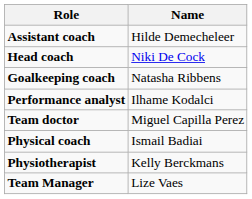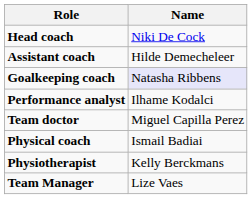rows swapped: (40, 57) <-> (51, 36)
(176, 78) no background -> (176, 78) lavender background
